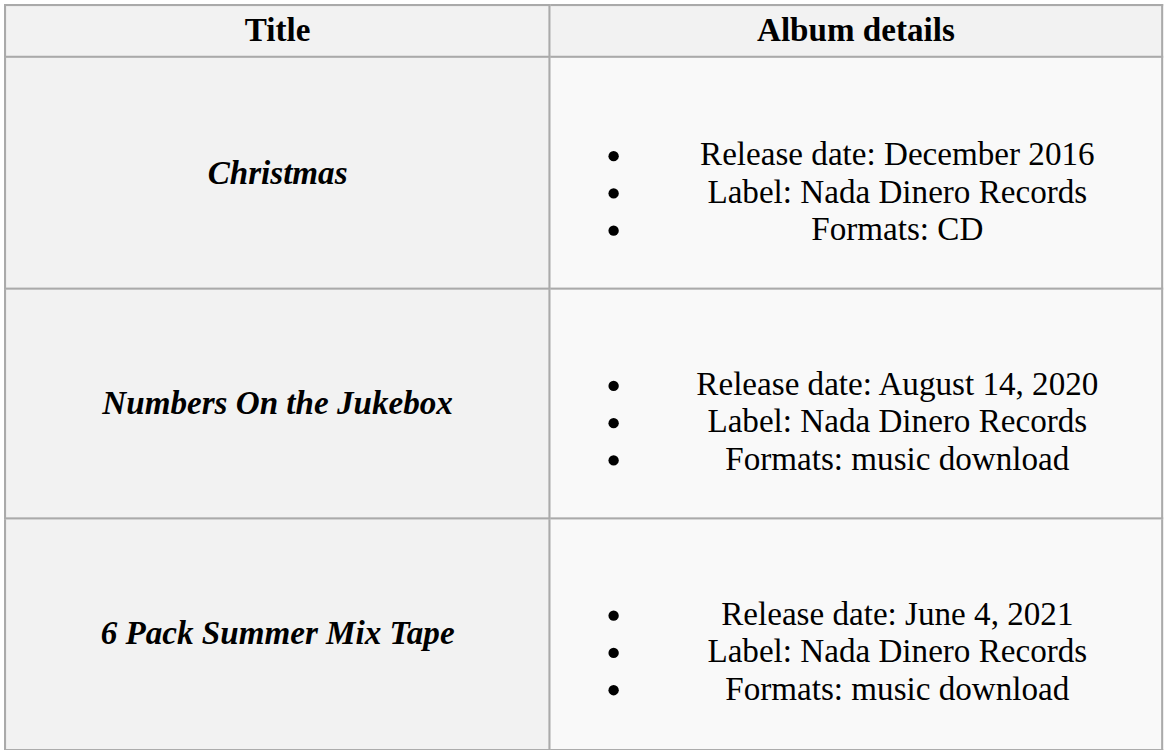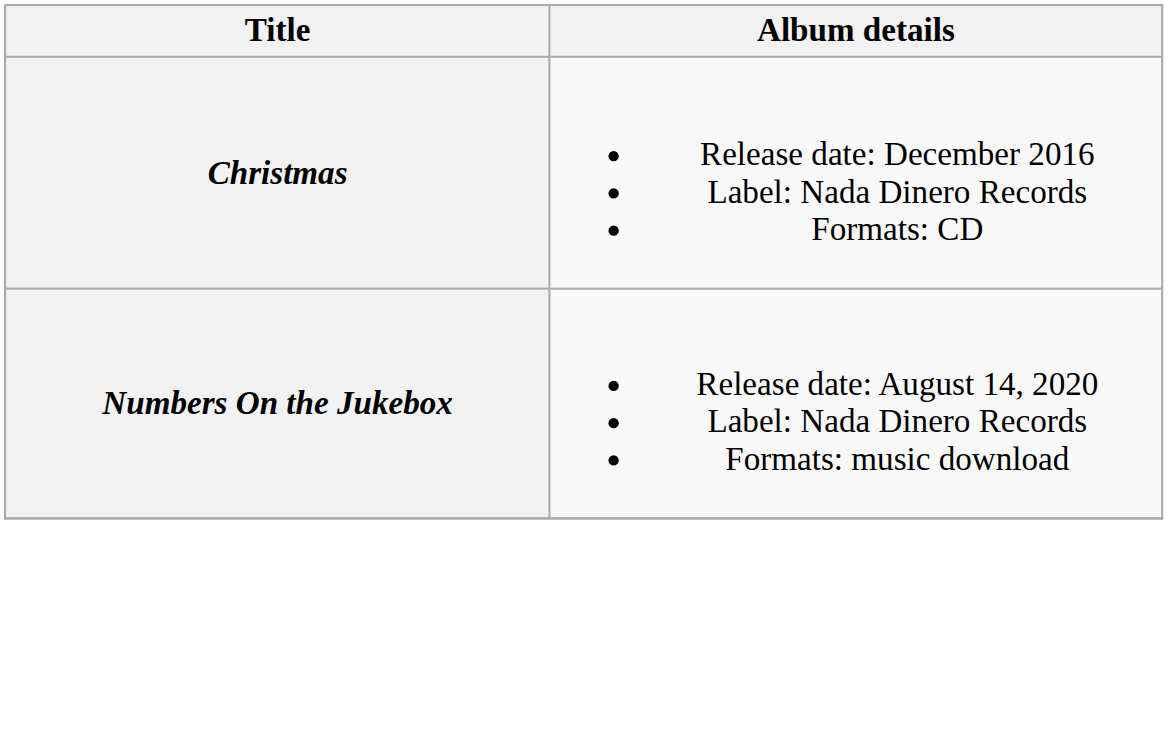- row: (278, 633)
